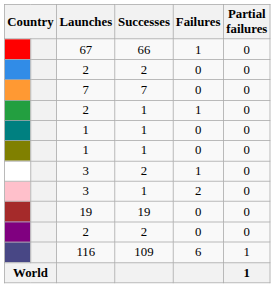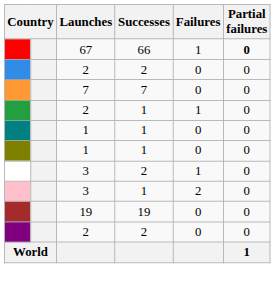(247, 49) normal -> (247, 49) bold
- row: (86, 252)
